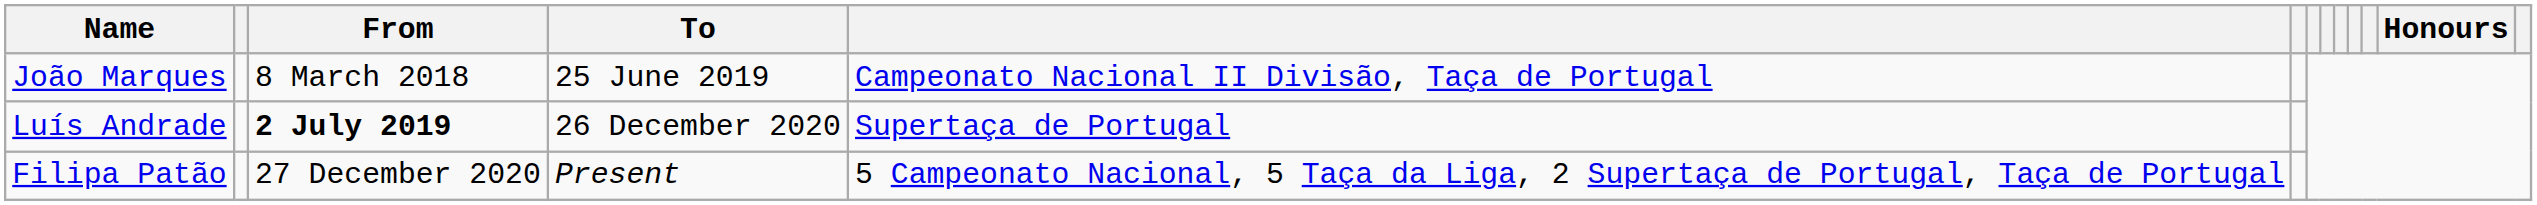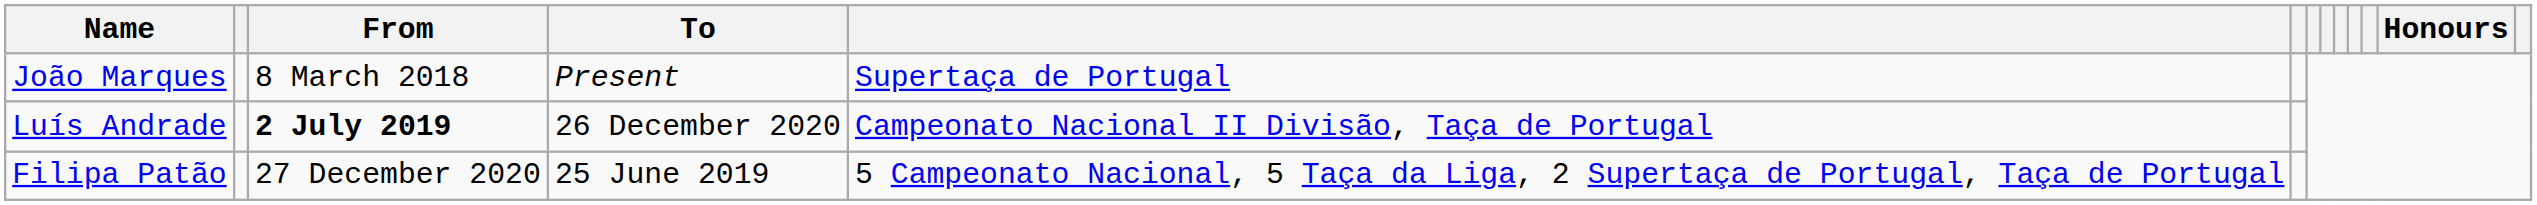(662, 78) 25 June 2019 -> (618, 78) Present
(1284, 78) Campeonato Nacional II Divisão, Taça de Portugal -> (1043, 78) Supertaça de Portugal
(1043, 126) Supertaça de Portugal -> (1284, 126) Campeonato Nacional II Divisão, Taça de Portugal
(618, 175) Present -> (662, 175) 25 June 2019
